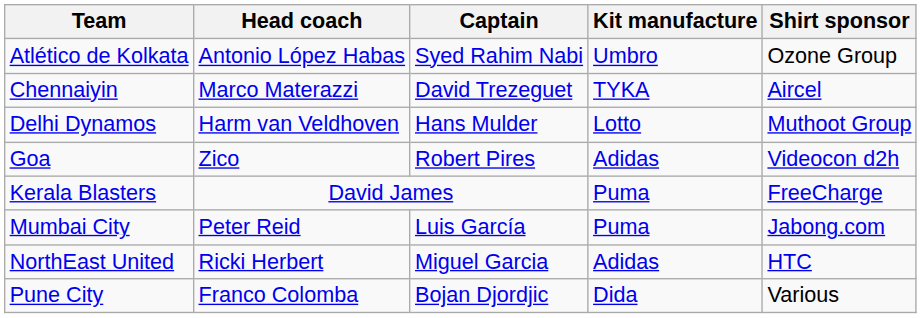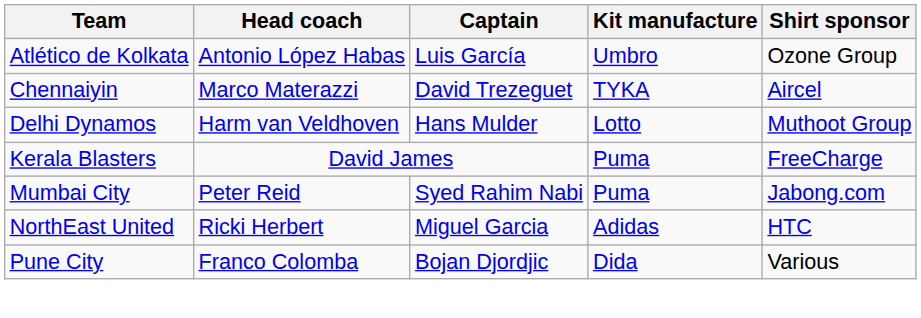(499, 55) Syed Rahim Nabi -> (470, 55) Luis García
- row: (30, 158)
(470, 227) Luis García -> (499, 192) Syed Rahim Nabi
